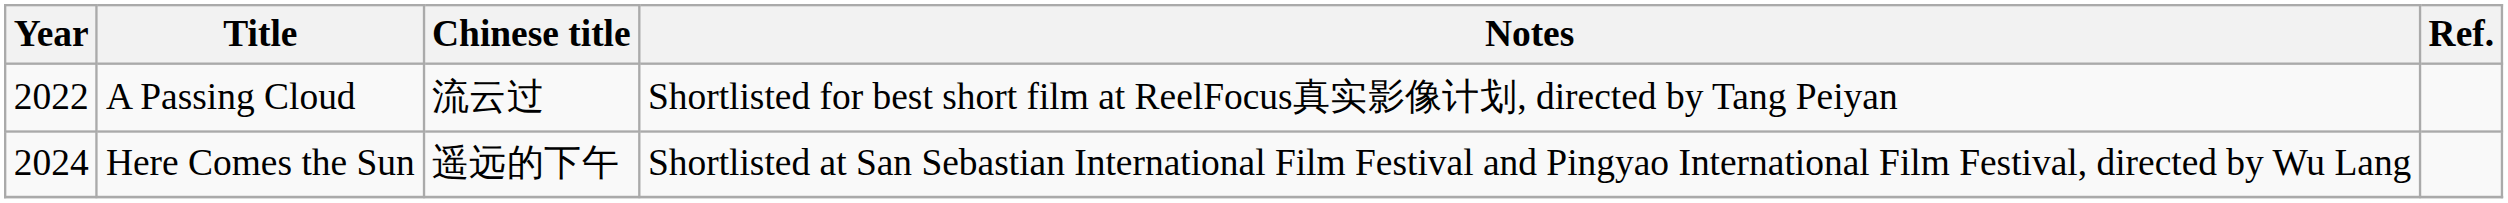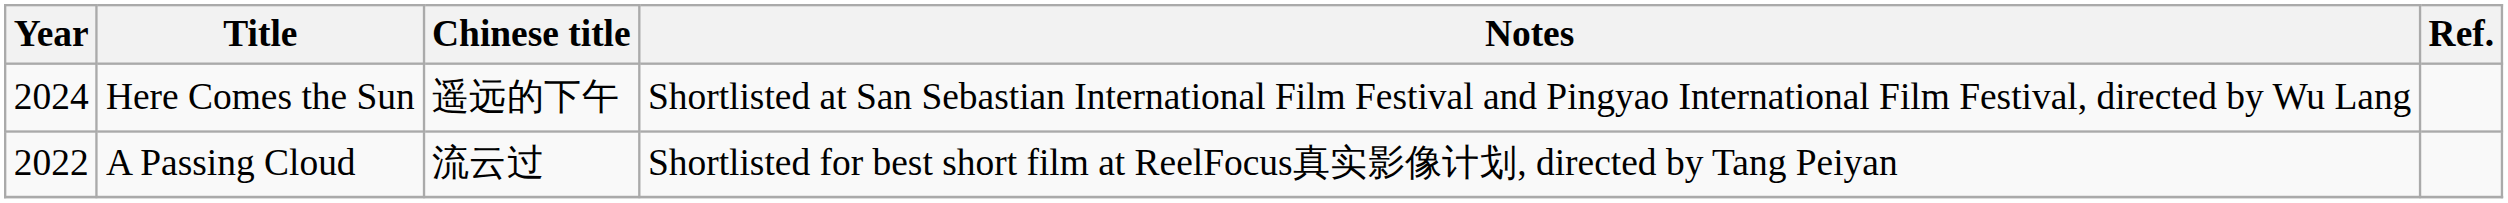rows swapped: (231, 97) <-> (260, 163)
